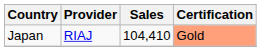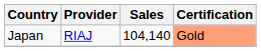(147, 35) 104,410 -> (147, 35) 104,140
